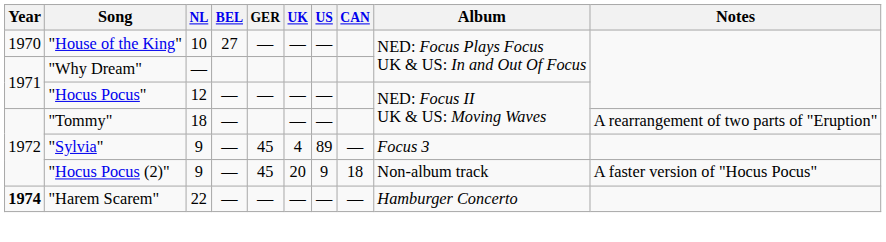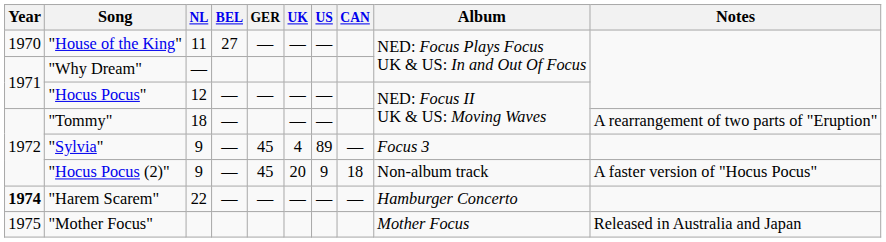(199, 43) 10 -> (199, 43) 11
+ row: (101, 224)
